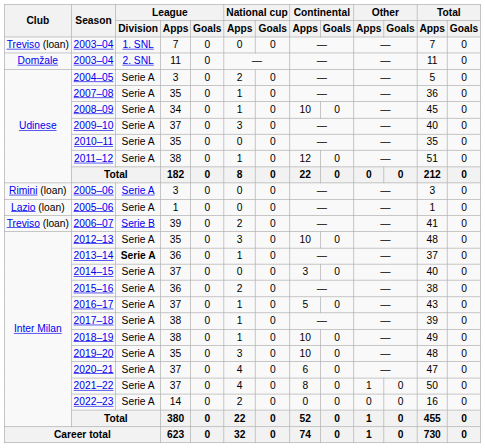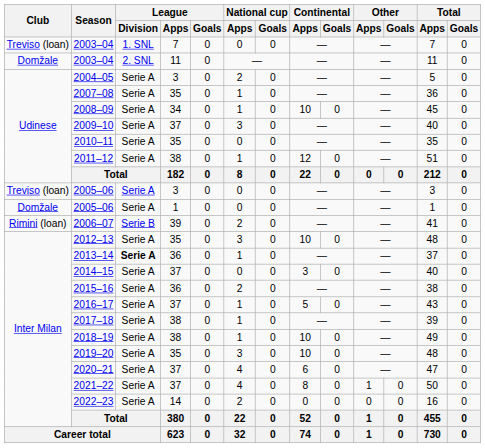(38, 191) Rimini (loan) -> (38, 191) Treviso (loan)
(38, 207) Lazio (loan) -> (38, 207) Domžale
(38, 223) Treviso (loan) -> (38, 223) Rimini (loan)
